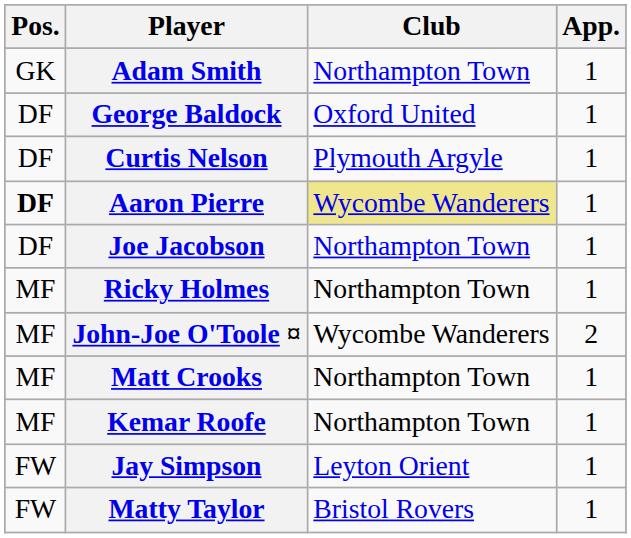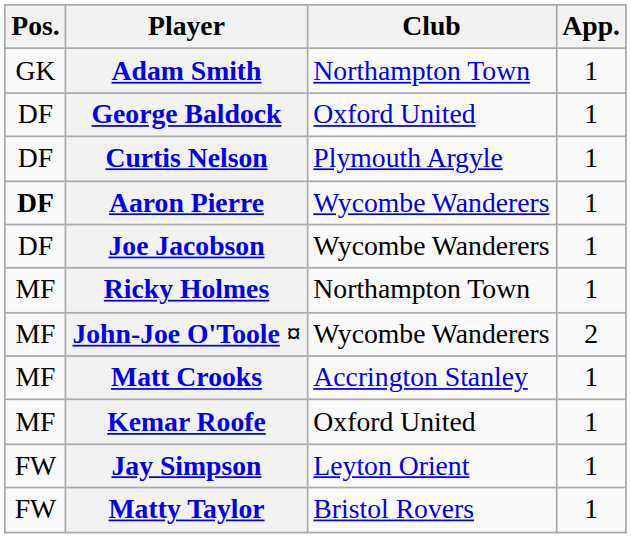(431, 202) khaki background -> (431, 202) no background
(422, 245) Northampton Town -> (431, 245) Wycombe Wanderers
(422, 377) Northampton Town -> (421, 377) Accrington Stanley
(422, 421) Northampton Town -> (394, 421) Oxford United
